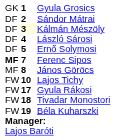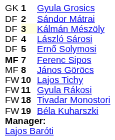(26, 90) 17 -> (26, 90) 11
